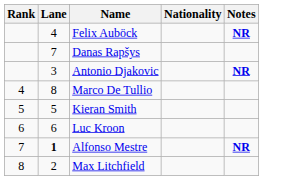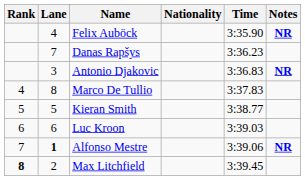+ column: (245, 14)
(21, 166) normal -> (21, 166) bold
